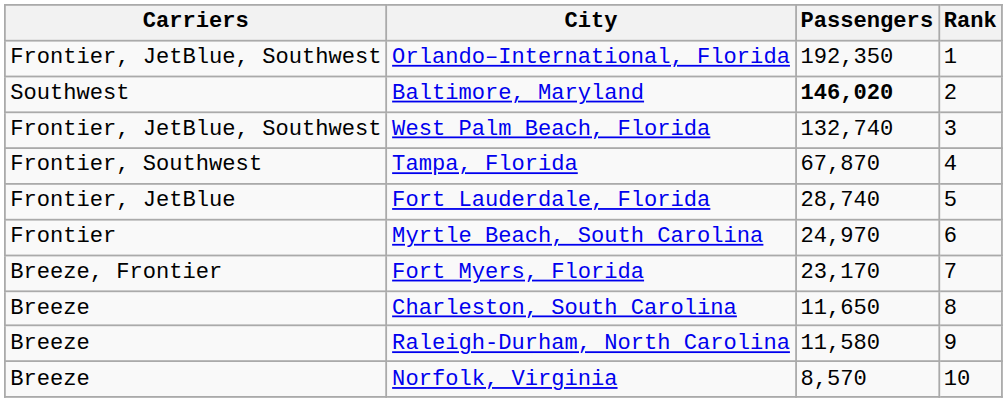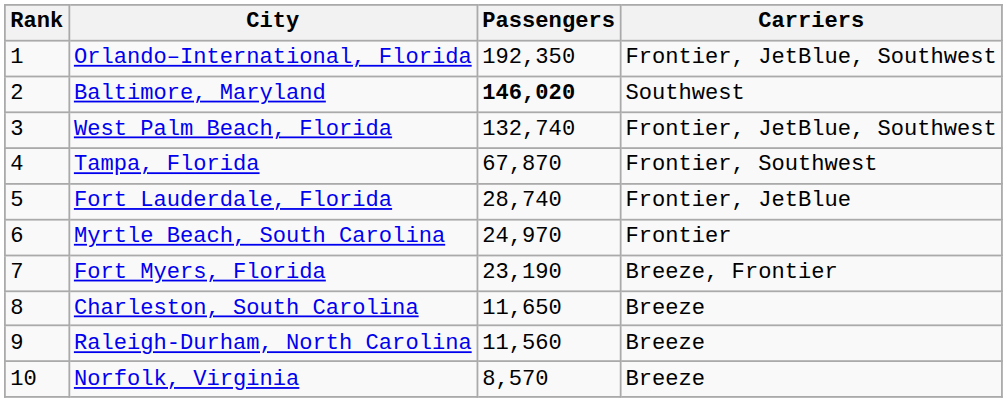columns swapped: (970, 23) <-> (196, 23)
(840, 273) 23,170 -> (522, 273) 23,190
(840, 344) 11,580 -> (522, 344) 11,560
